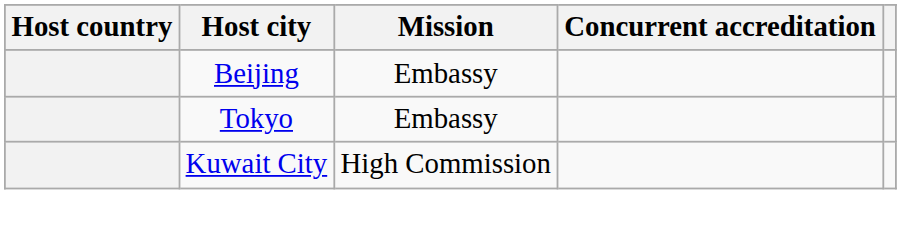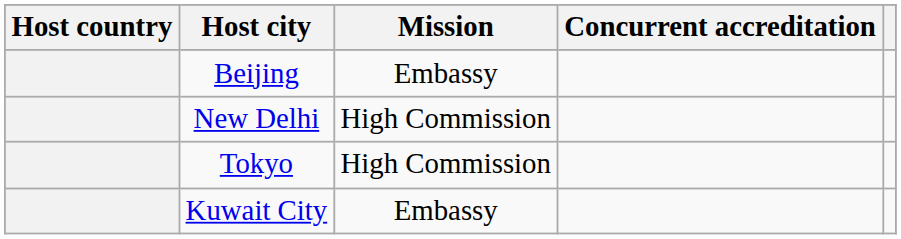+ row: (256, 118)
(446, 118) Embassy -> (446, 164) High Commission
(446, 164) High Commission -> (446, 210) Embassy
